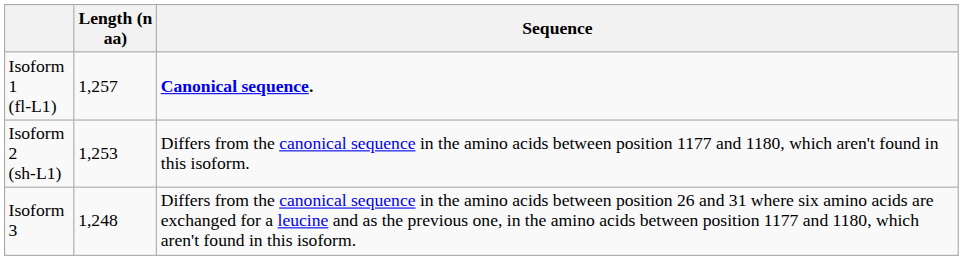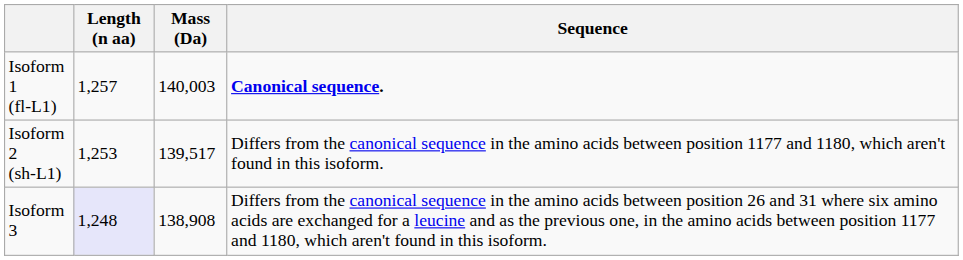+ column: (191, 28)
(98, 220) no background -> (97, 220) lavender background
